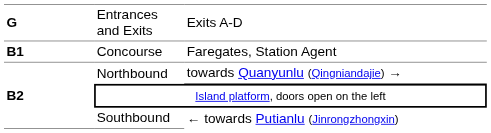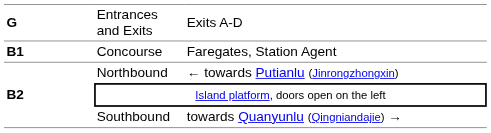(294, 72) towards Quanyunlu (Qingniandajie) → -> (293, 72) ← towards Putianlu (Jinrongzhongxin)
(293, 118) ← towards Putianlu (Jinrongzhongxin) -> (294, 117) towards Quanyunlu (Qingniandajie) →
